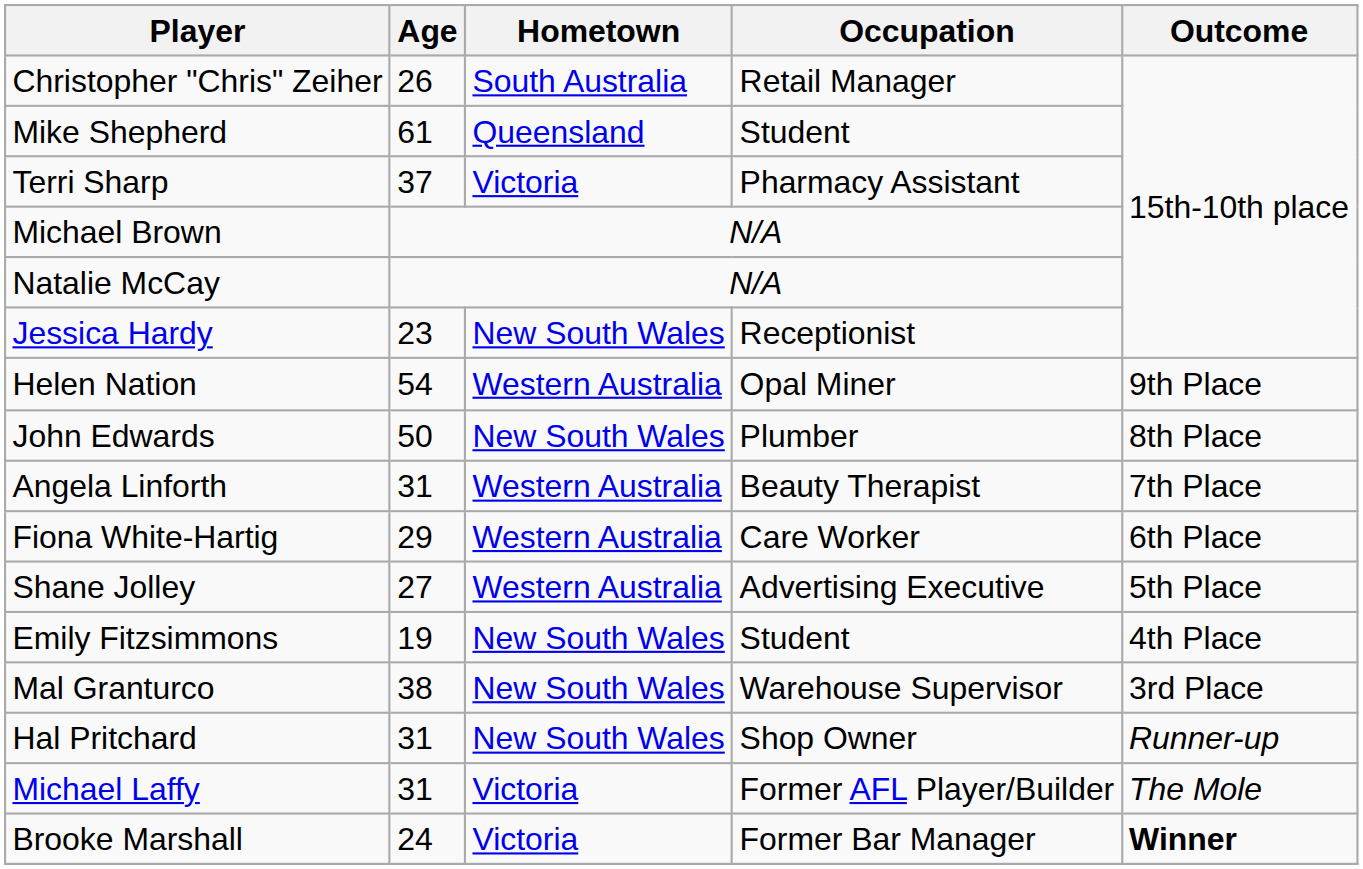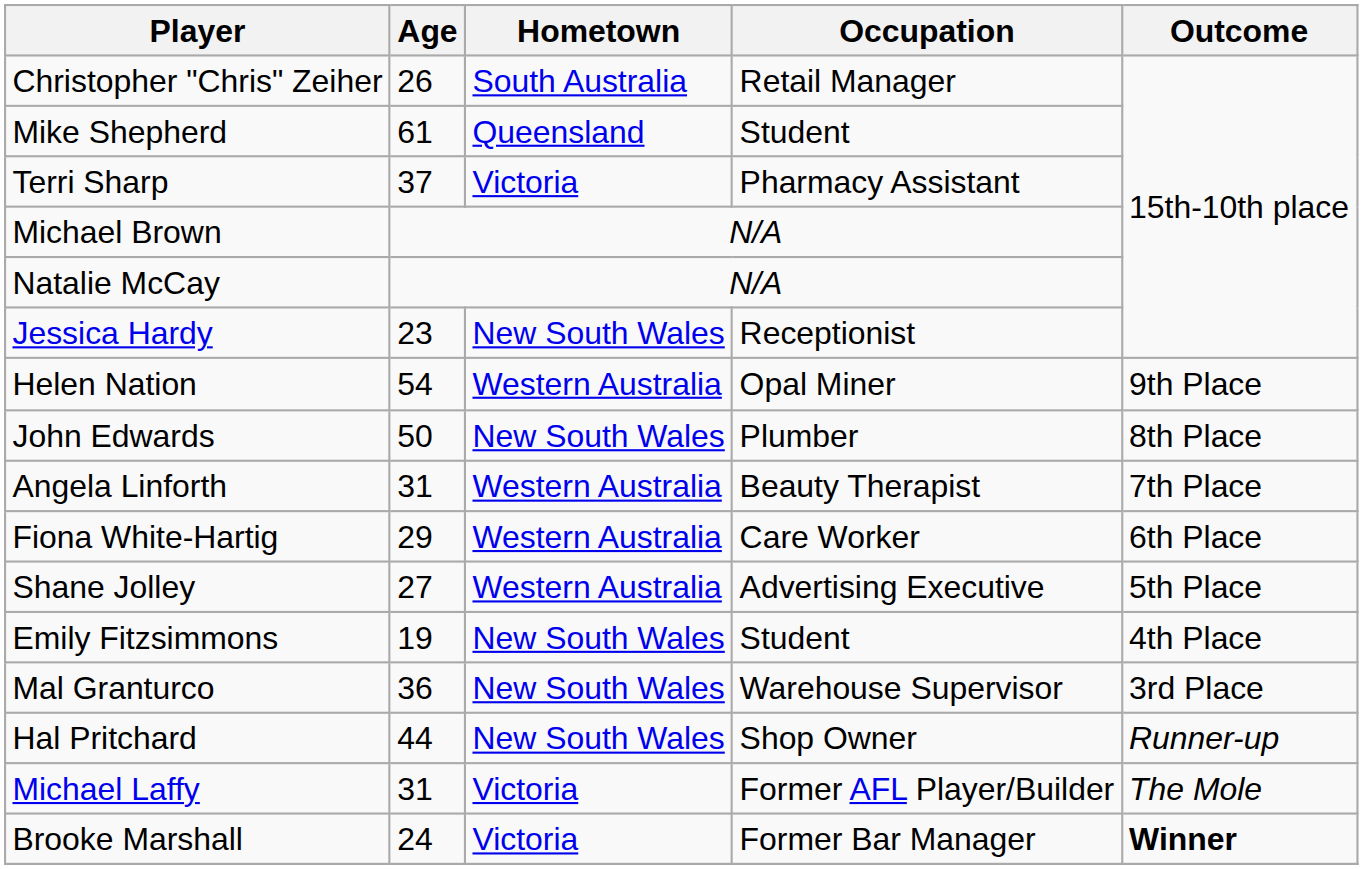(415, 687) 38 -> (415, 687) 36
(415, 738) 31 -> (415, 738) 44
